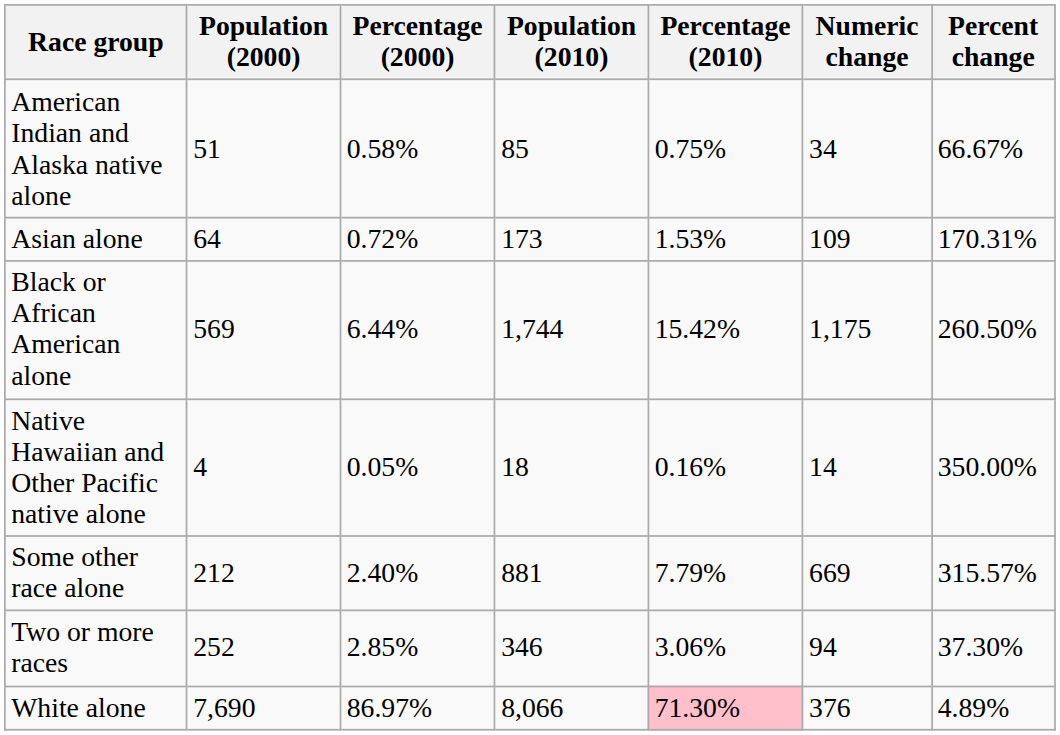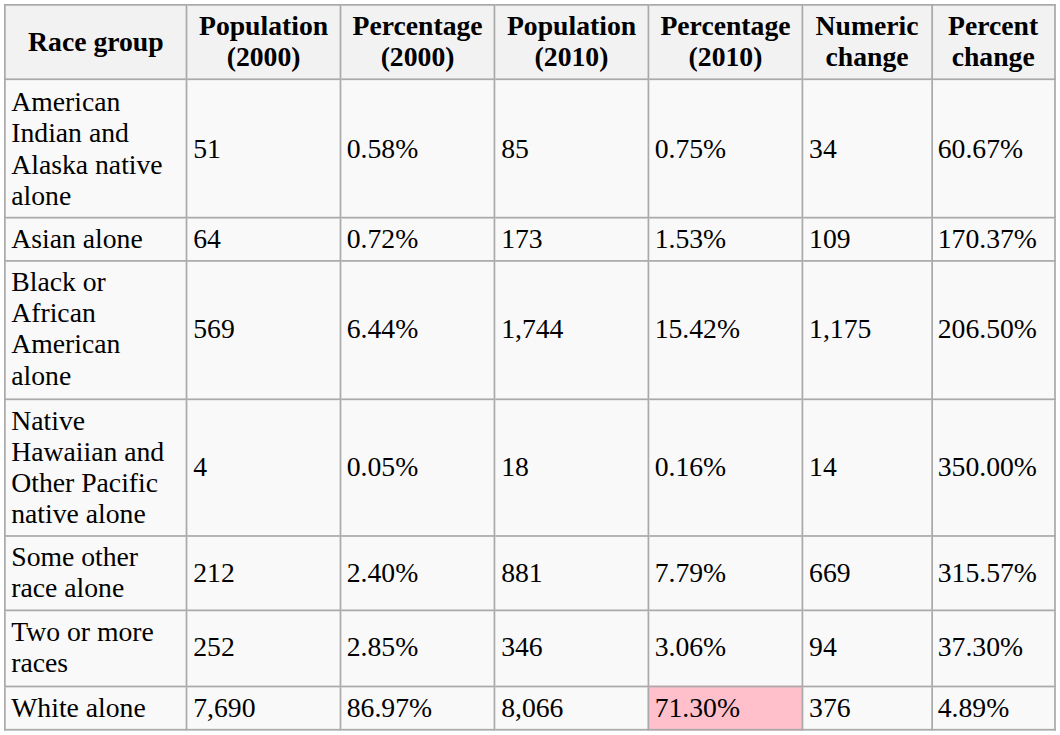(980, 148) 66.67% -> (980, 148) 60.67%
(987, 238) 170.31% -> (987, 238) 170.37%
(987, 329) 260.50% -> (987, 329) 206.50%
